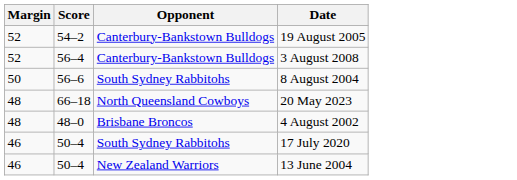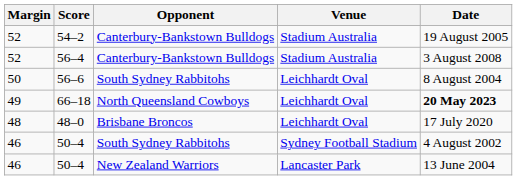+ column: (349, 15)
(14, 100) 48 -> (14, 100) 49
(316, 100) normal -> (460, 100) bold
(320, 121) 4 August 2002 -> (458, 121) 17 July 2020
(315, 143) 17 July 2020 -> (462, 143) 4 August 2002
